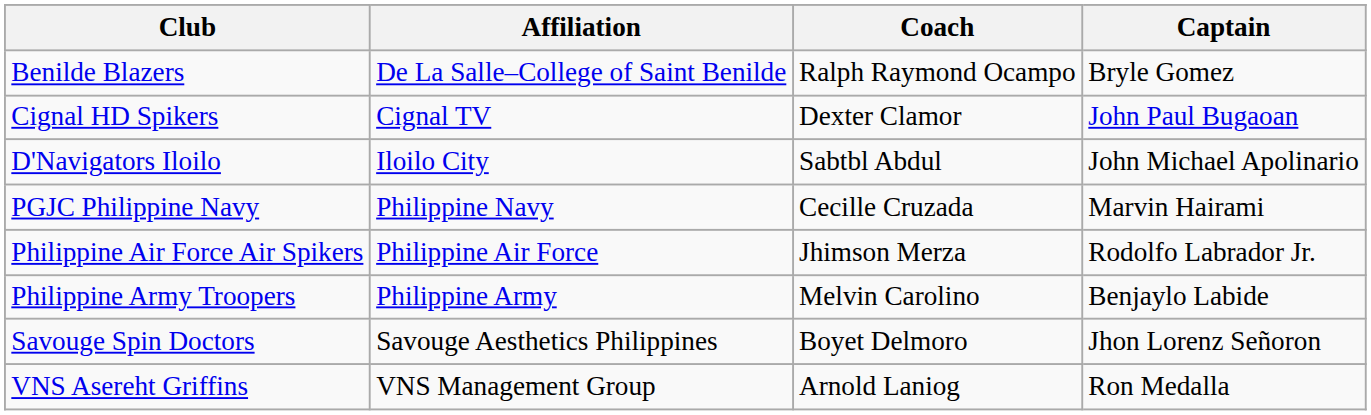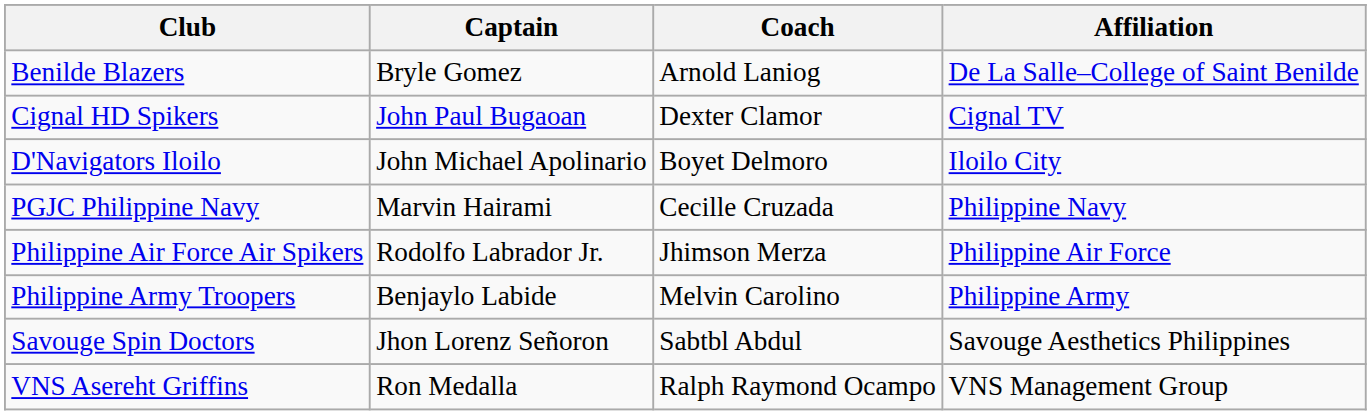columns swapped: (581, 27) <-> (1224, 27)
(937, 72) Ralph Raymond Ocampo -> (740, 72) Arnold Laniog
(870, 161) Sabtbl Abdul -> (744, 161) Boyet Delmoro
(883, 341) Boyet Delmoro -> (731, 341) Sabtbl Abdul
(880, 386) Arnold Laniog -> (798, 386) Ralph Raymond Ocampo
